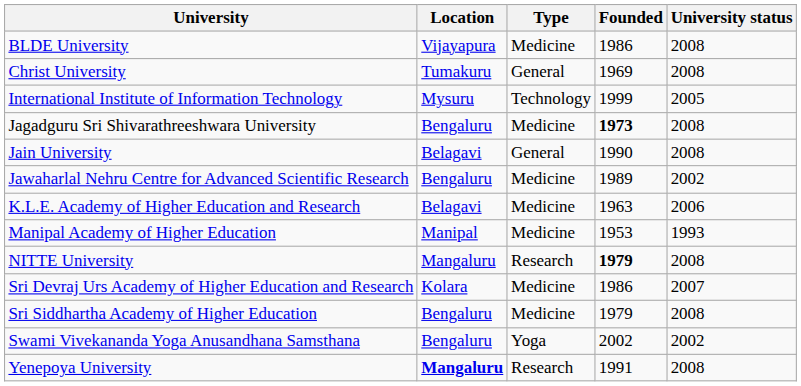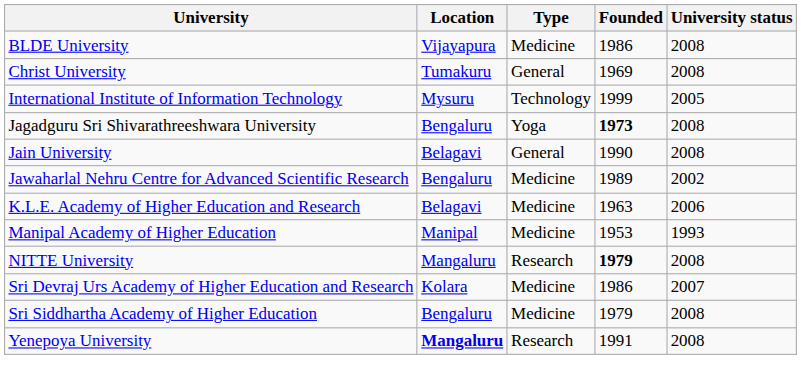(543, 125) Medicine -> (529, 125) Yoga
- row: (184, 340)
